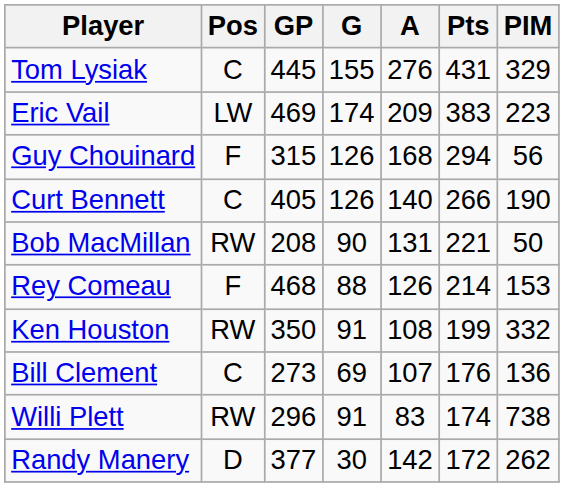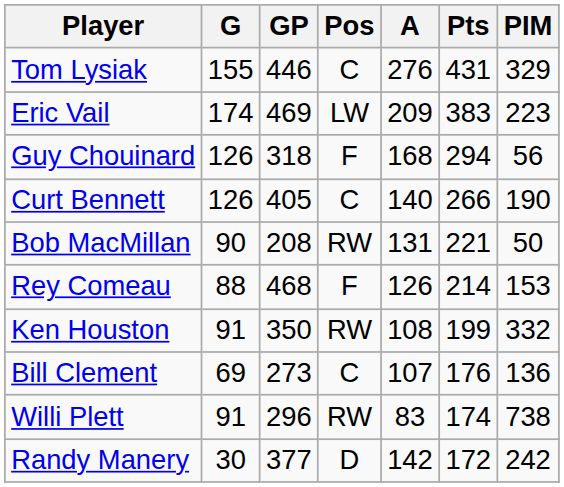columns swapped: (233, 26) <-> (352, 26)
(293, 69) 445 -> (289, 69) 446
(293, 156) 315 -> (289, 156) 318
(528, 460) 262 -> (528, 460) 242
